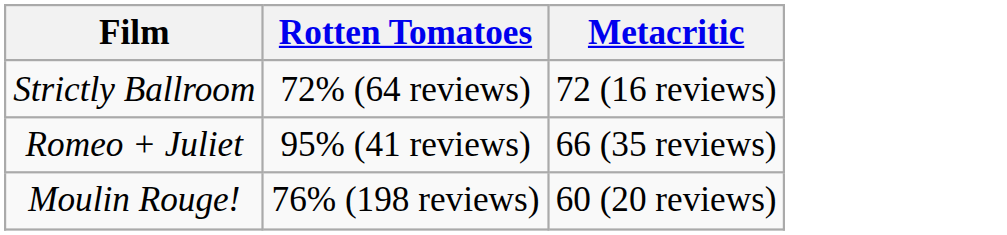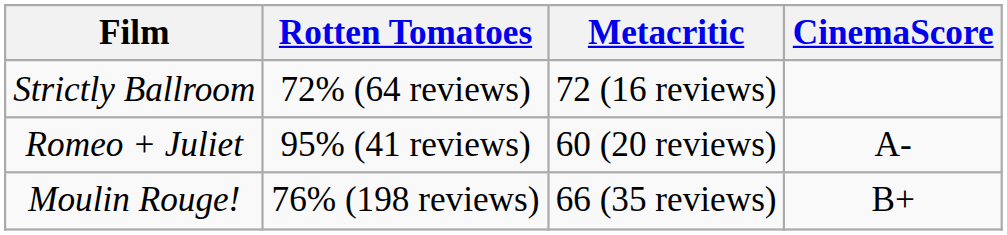+ column: (893, 32)
(666, 144) 66 (35 reviews) -> (666, 144) 60 (20 reviews)
(666, 199) 60 (20 reviews) -> (666, 199) 66 (35 reviews)
